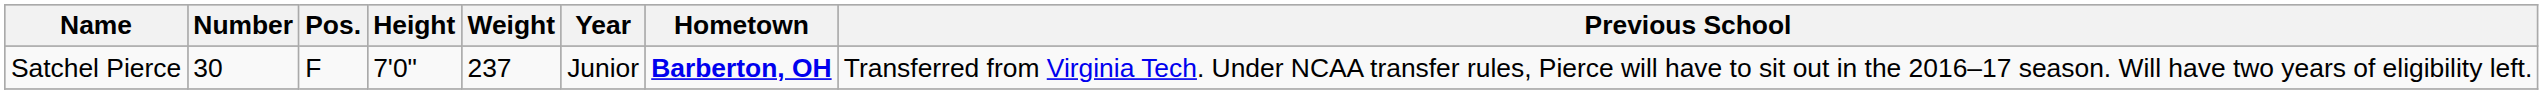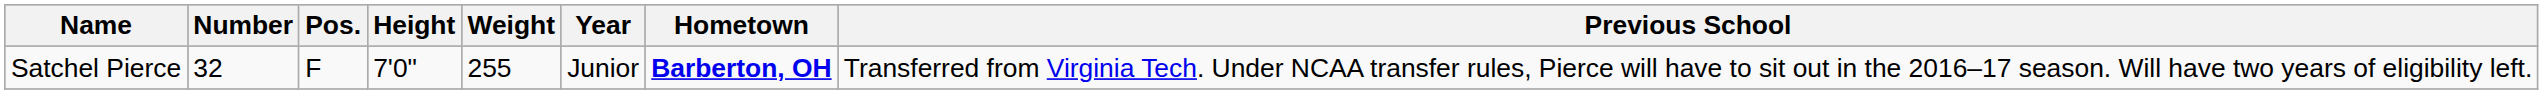(208, 67) 30 -> (208, 67) 32
(489, 67) 237 -> (489, 67) 255
